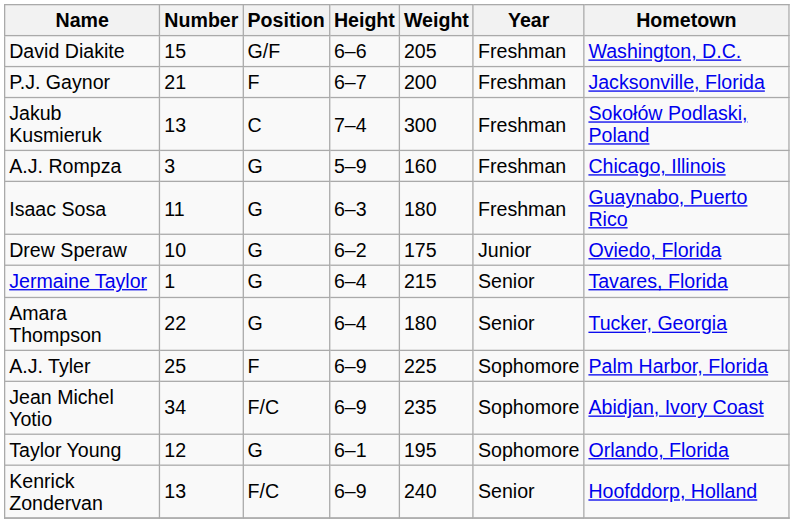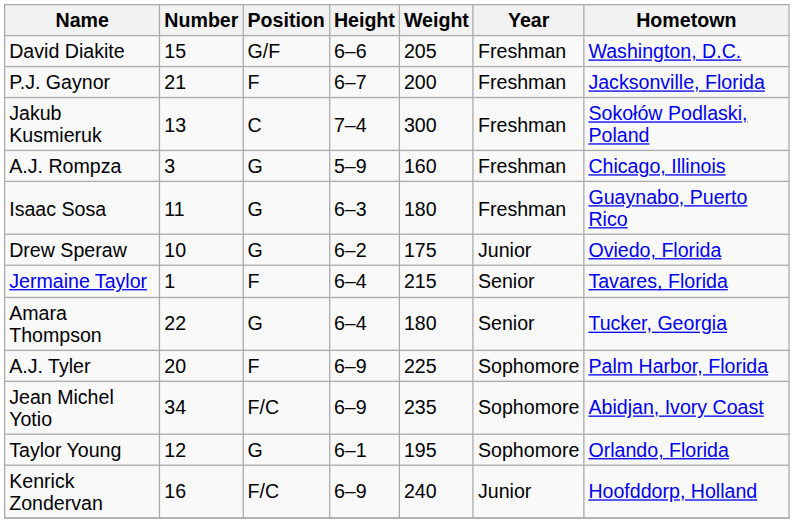(255, 281) G -> (253, 281) F
(175, 366) 25 -> (175, 366) 20
(175, 492) 13 -> (175, 492) 16
(506, 492) Senior -> (505, 492) Junior
